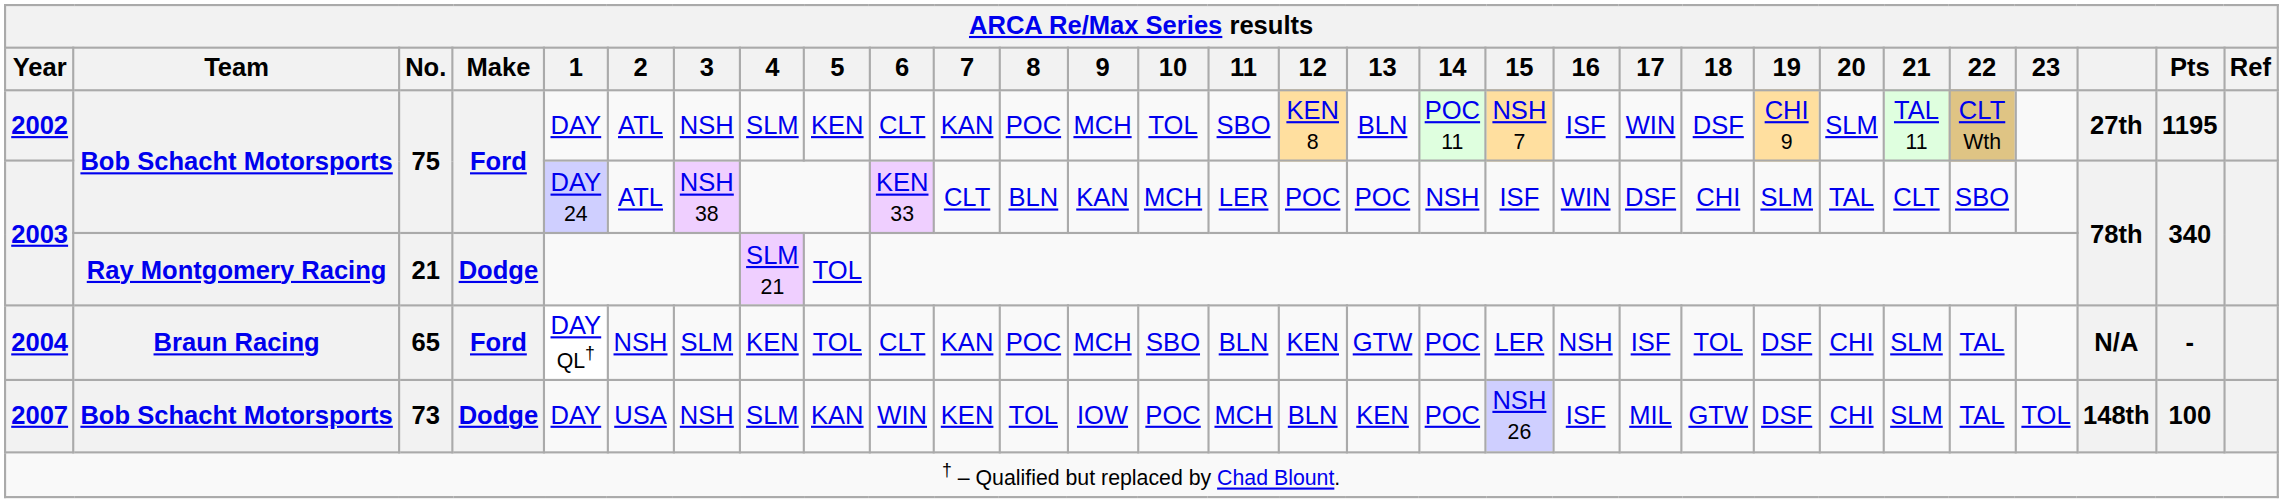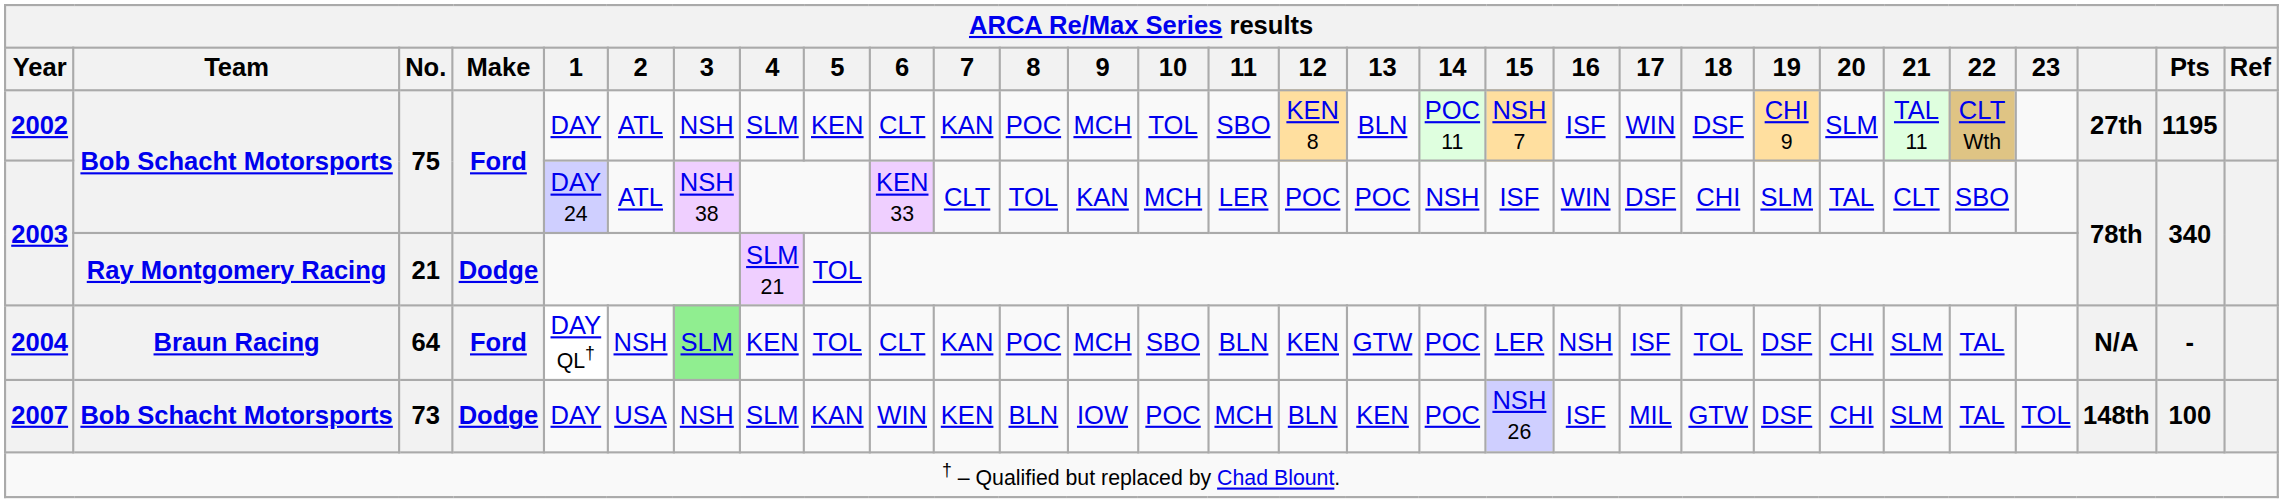(1033, 197) BLN -> (1033, 197) TOL
(426, 343) 65 -> (426, 343) 64
(707, 343) no background -> (707, 343) lightgreen background
(1033, 416) TOL -> (1033, 416) BLN
